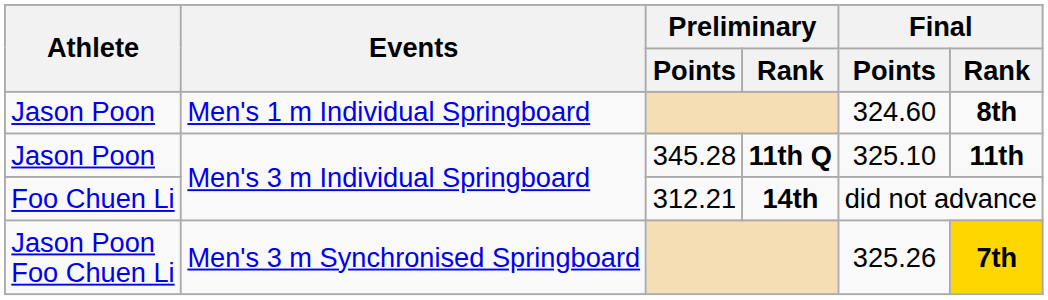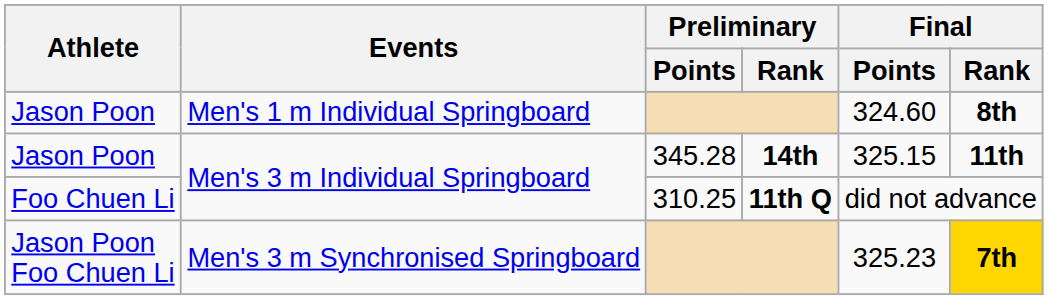(790, 156) 11th Q -> (790, 156) 14th
(894, 156) 325.10 -> (894, 156) 325.15
(694, 199) 312.21 -> (694, 199) 310.25
(790, 199) 14th -> (790, 199) 11th Q
(894, 257) 325.26 -> (894, 257) 325.23
